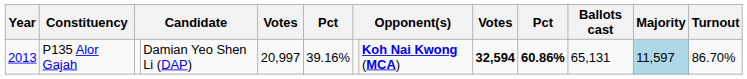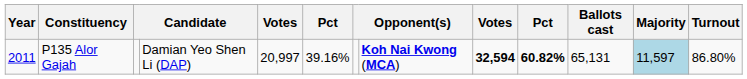(22, 57) 2013 -> (22, 57) 2011
(543, 57) 60.86% -> (543, 57) 60.82%
(714, 57) 86.70% -> (714, 57) 86.80%
